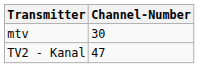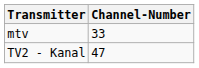(98, 33) 30 -> (98, 33) 33
